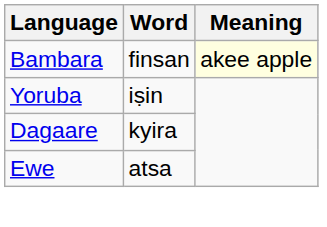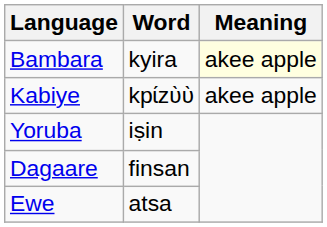(159, 58) finsan -> (153, 58) kyira
+ row: (45, 95)
(153, 131) kyira -> (159, 167) finsan
